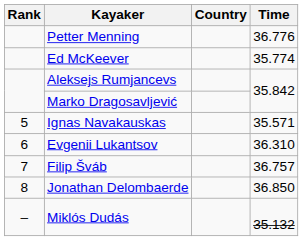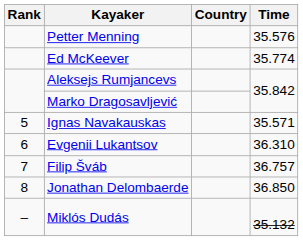(274, 36) 36.776 -> (274, 36) 35.576
